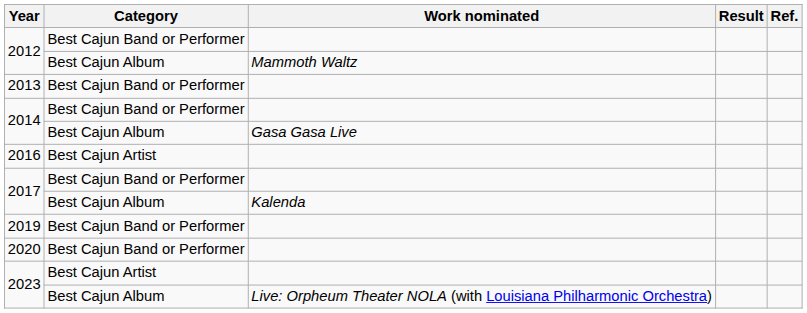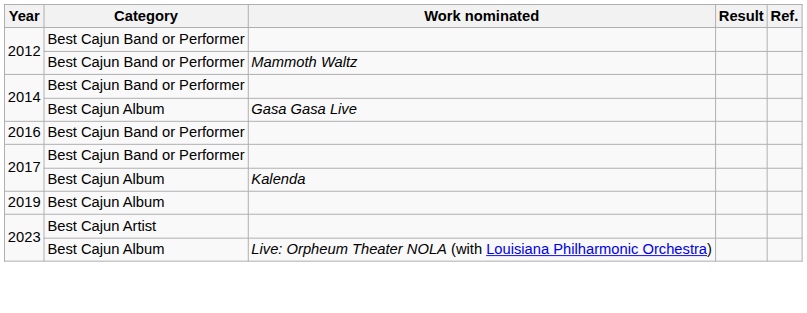(106, 62) Best Cajun Album -> (146, 62) Best Cajun Band or Performer
- row: (24, 86)
(102, 156) Best Cajun Artist -> (146, 132) Best Cajun Band or Performer
(146, 226) Best Cajun Band or Performer -> (106, 202) Best Cajun Album
- row: (24, 249)
